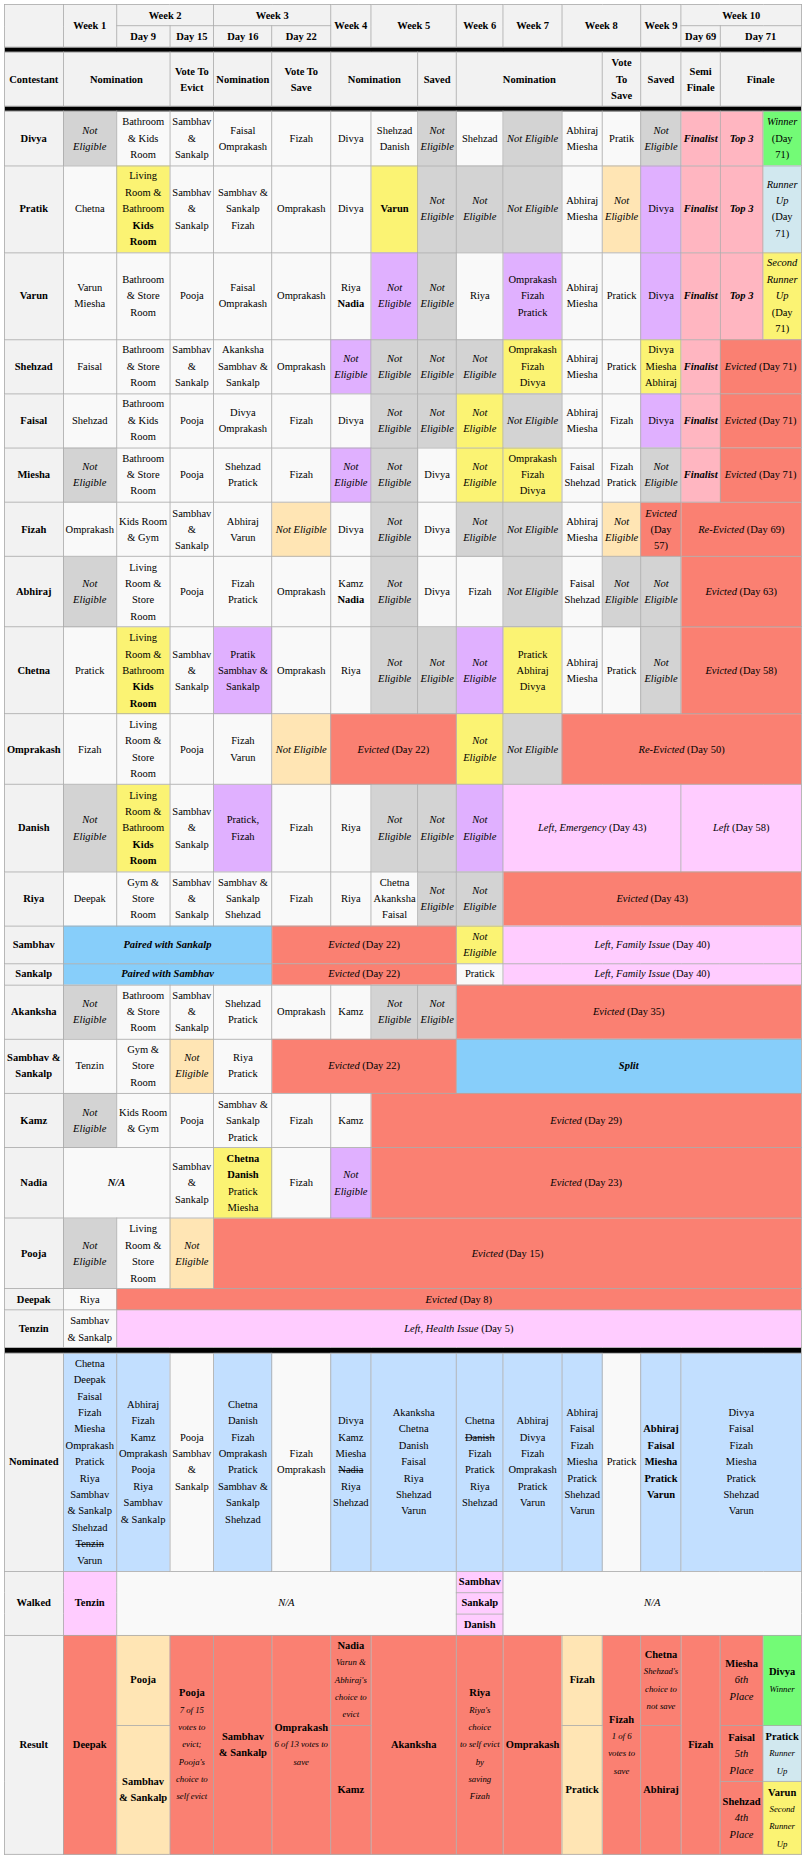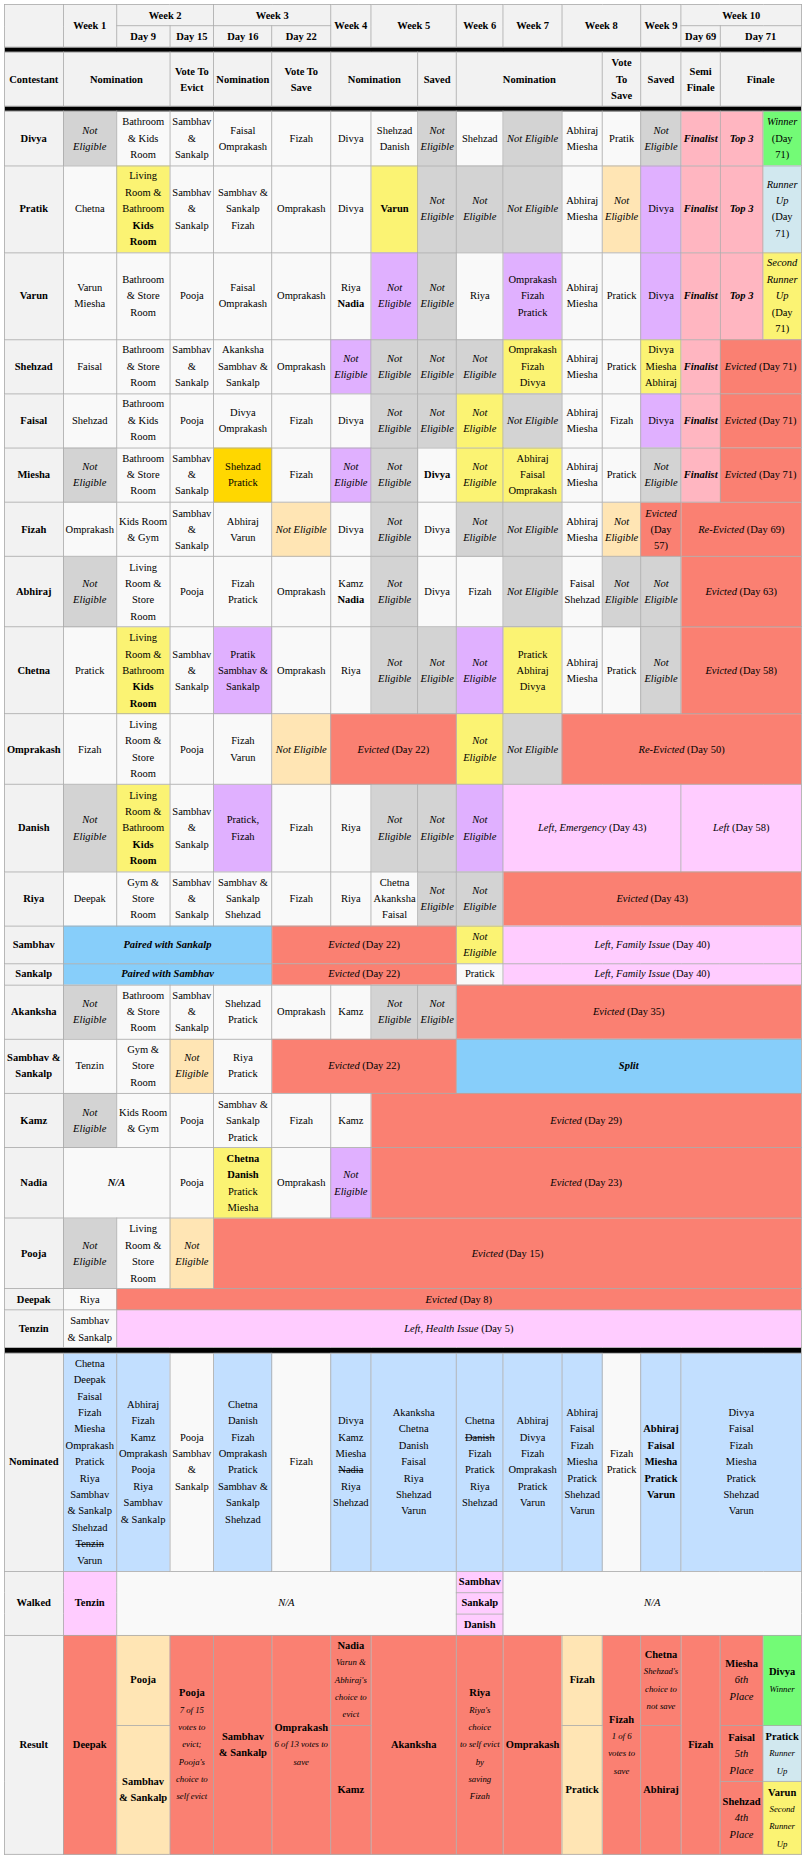(192, 475) Pooja -> (192, 475) Sambhav & Sankalp
(243, 475) no background -> (243, 475) gold background
(437, 475) normal -> (437, 475) bold
(533, 475) Omprakash Fizah Divya -> (533, 475) Abhiraj Faisal Omprakash
(582, 475) Faisal Shehzad -> (582, 475) Abhiraj Miesha
(622, 475) Fizah Pratick -> (622, 475) Pratick
(192, 1183) Sambhav & Sankalp -> (192, 1183) Pooja
(301, 1183) Fizah -> (301, 1183) Omprakash
(301, 1462) Fizah Omprakash -> (301, 1462) Fizah
(622, 1462) Pratick -> (622, 1462) Fizah Pratick
